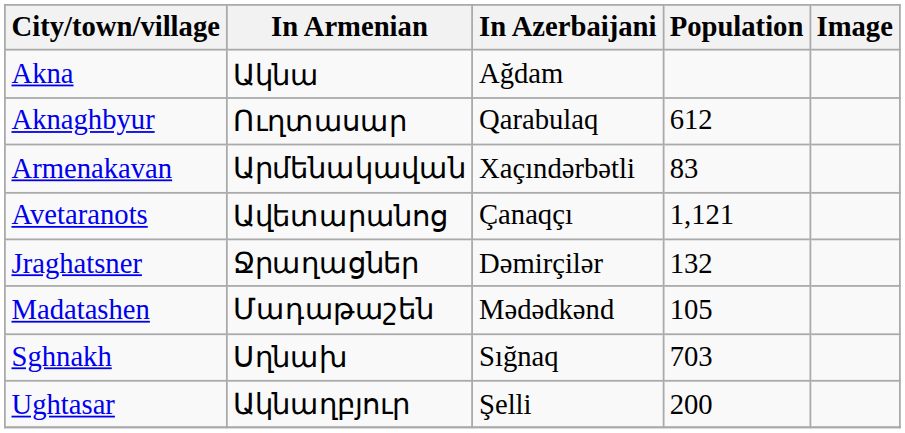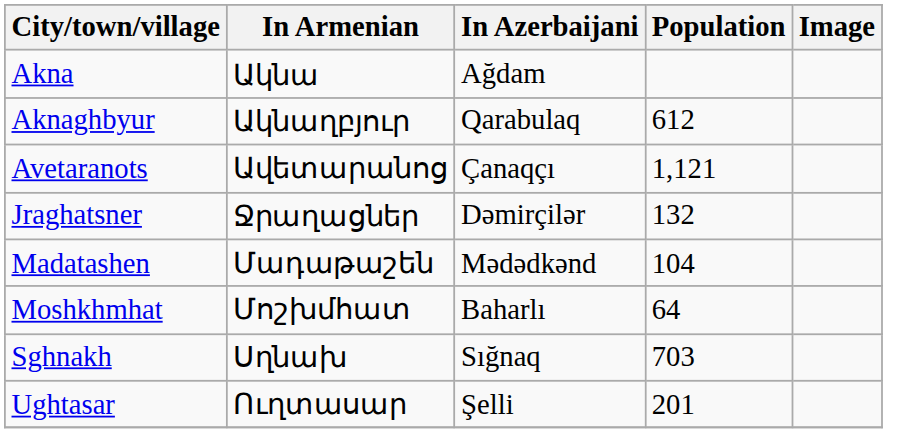(320, 121) Ուղտասար -> (322, 121) Ակնաղբյուր
- row: (92, 167)
(691, 309) 105 -> (673, 262) 104
+ row: (87, 309)
(322, 404) Ակնաղբյուր -> (320, 404) Ուղտասար
(691, 404) 200 -> (673, 404) 201
